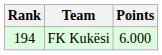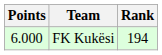columns swapped: (24, 15) <-> (135, 15)
